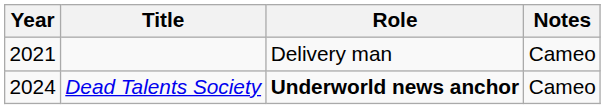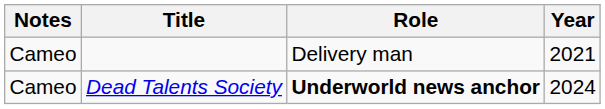columns swapped: (33, 20) <-> (562, 20)
